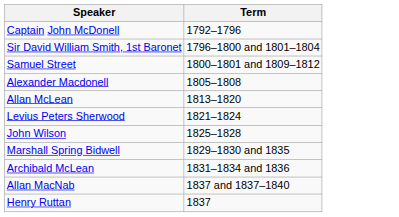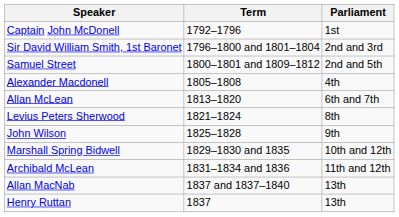+ column: (358, 13)
